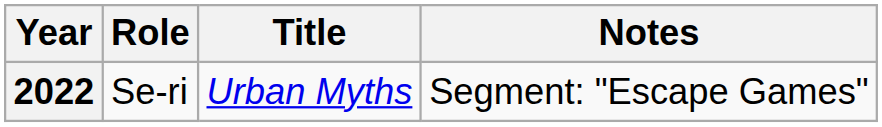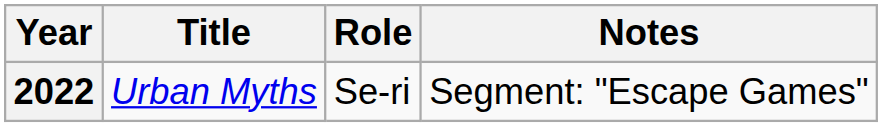columns swapped: (309, 33) <-> (150, 33)
